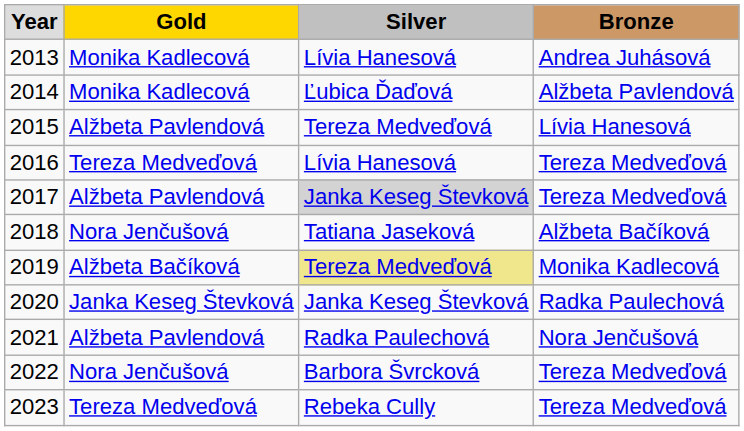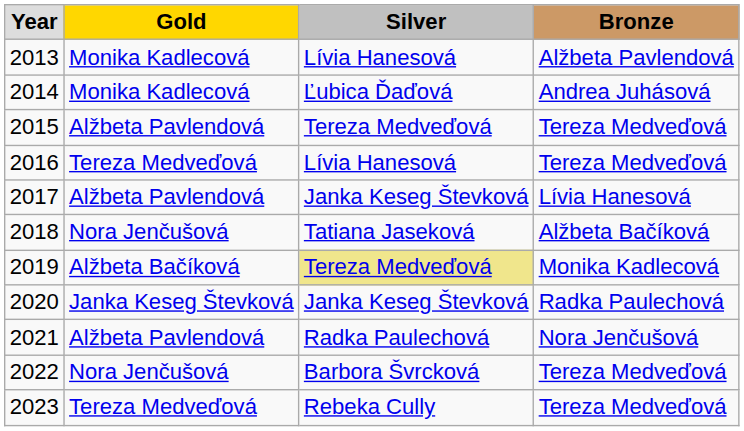(625, 57) Andrea Juhásová -> (636, 57) Alžbeta Pavlendová
(636, 92) Alžbeta Pavlendová -> (625, 92) Andrea Juhásová
(615, 127) Lívia Hanesová -> (633, 127) Tereza Medveďová
(416, 197) lightgrey background -> (416, 197) no background
(633, 197) Tereza Medveďová -> (615, 197) Lívia Hanesová
